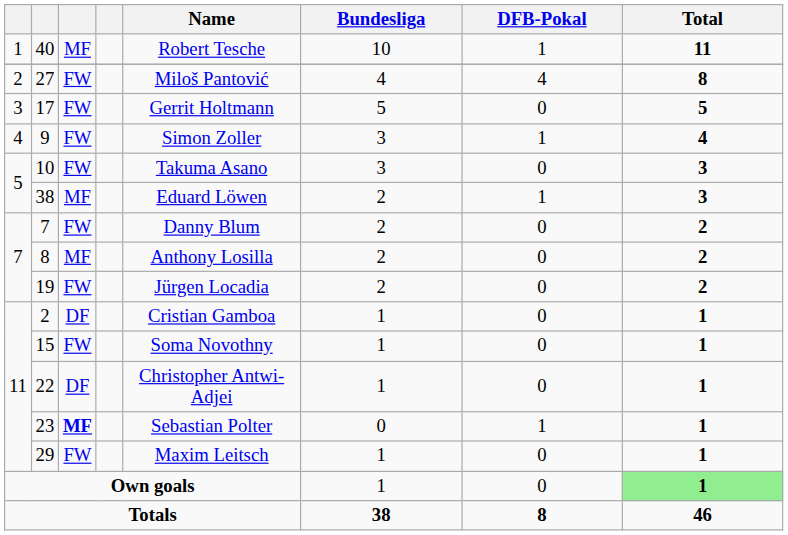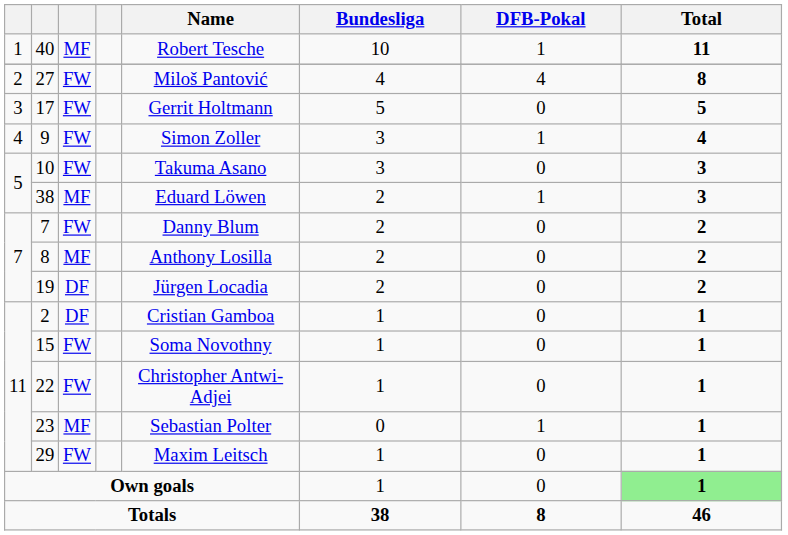(77, 286) FW -> (77, 286) DF
(77, 386) DF -> (77, 386) FW
(77, 426) bold -> (77, 426) normal
